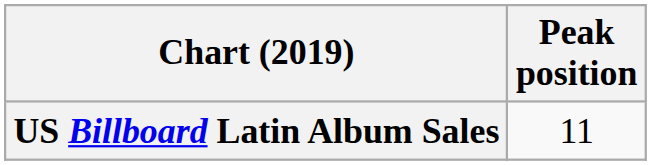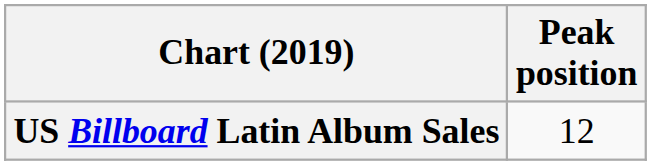(577, 130) 11 -> (577, 130) 12
